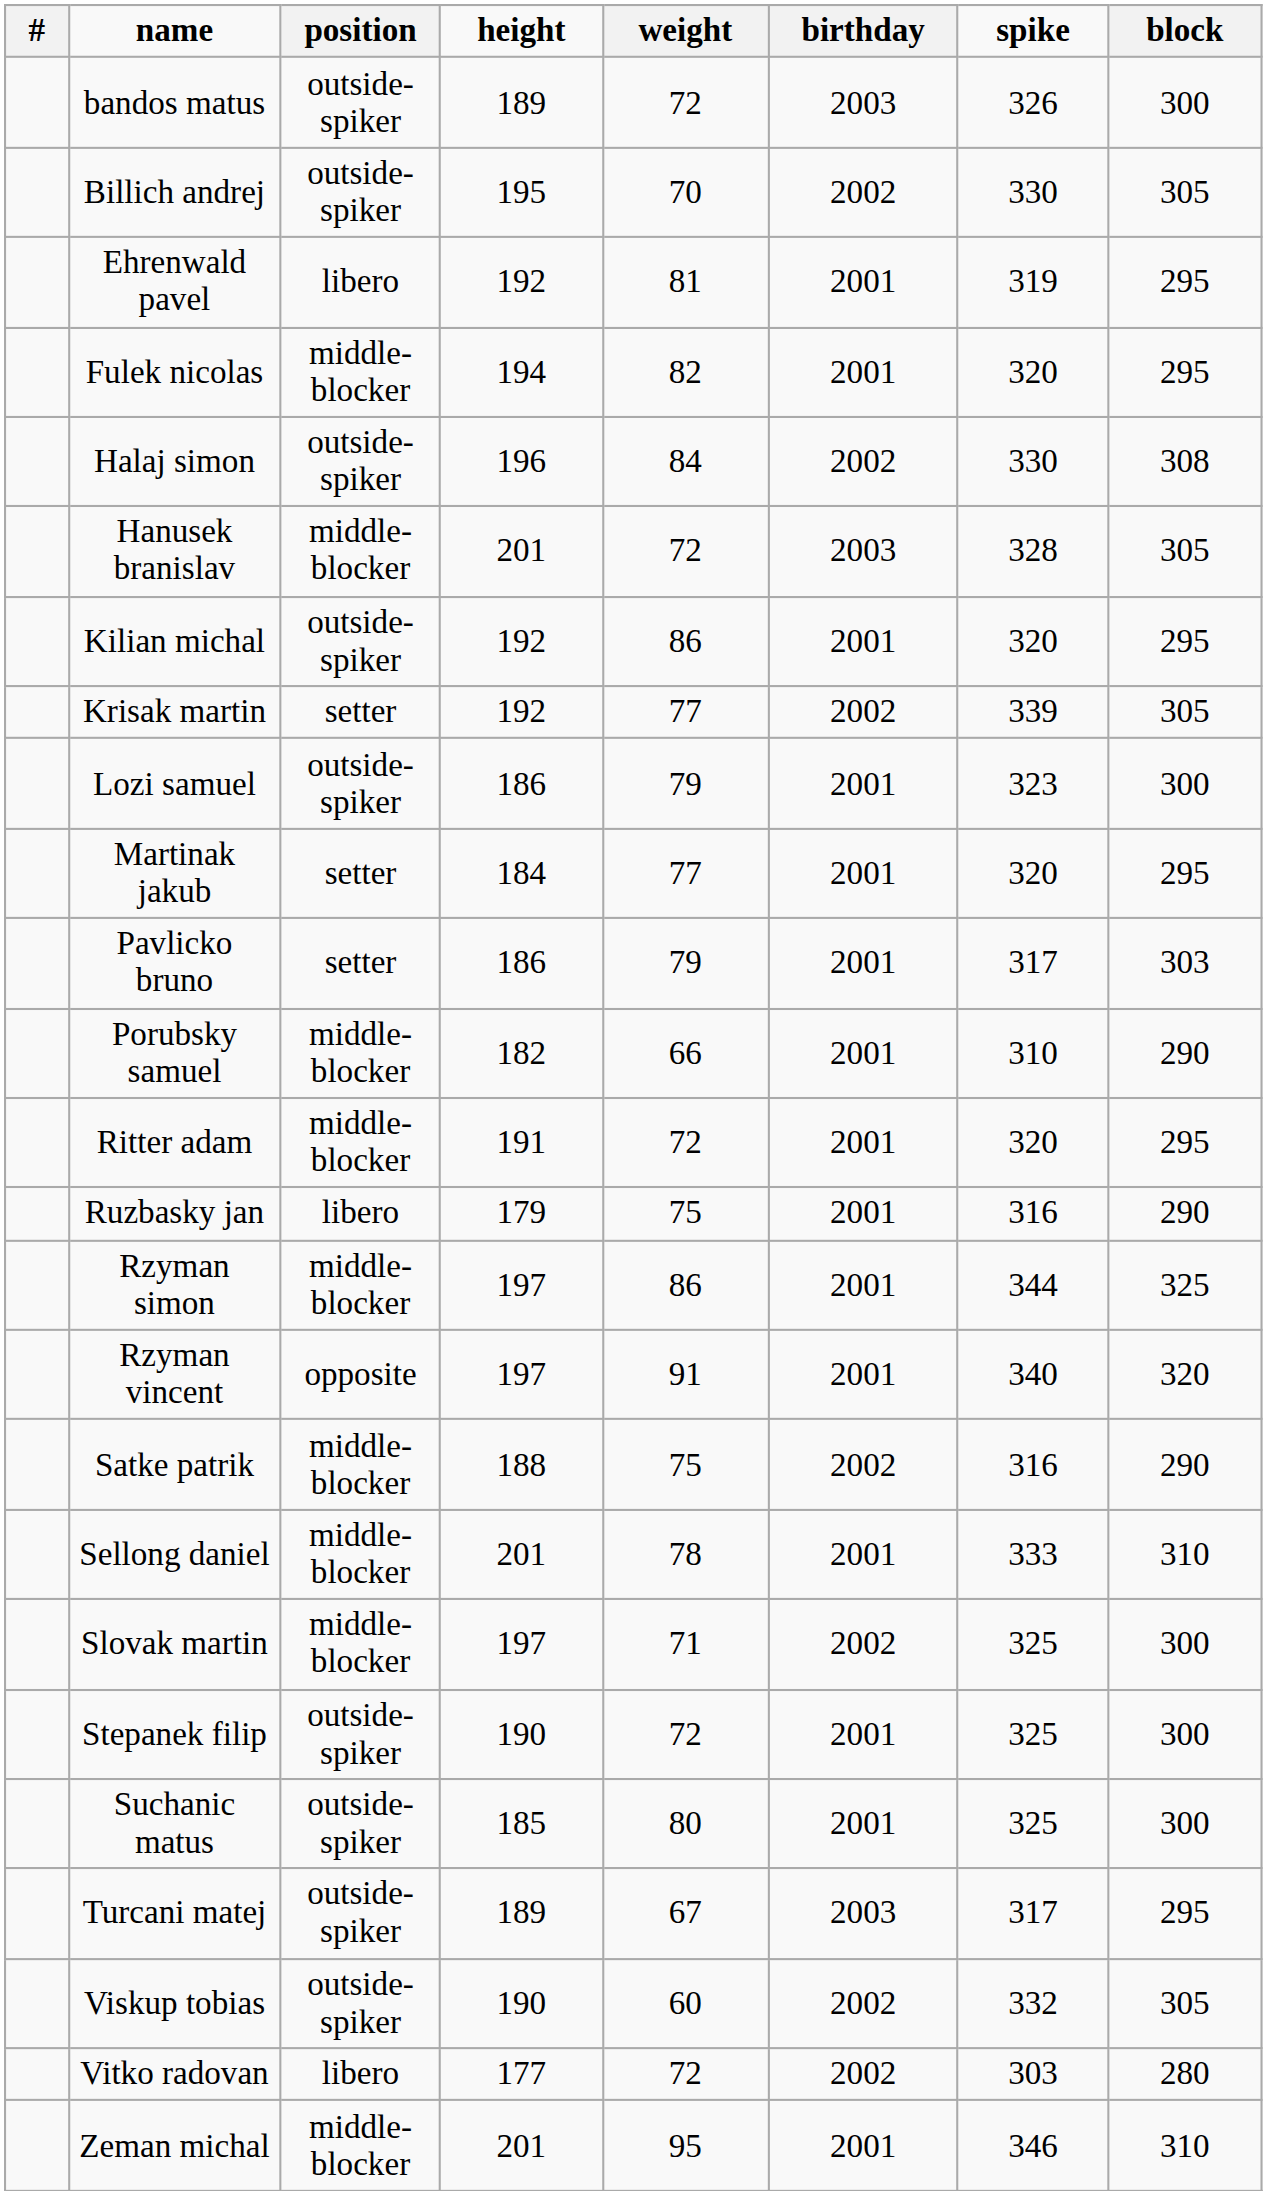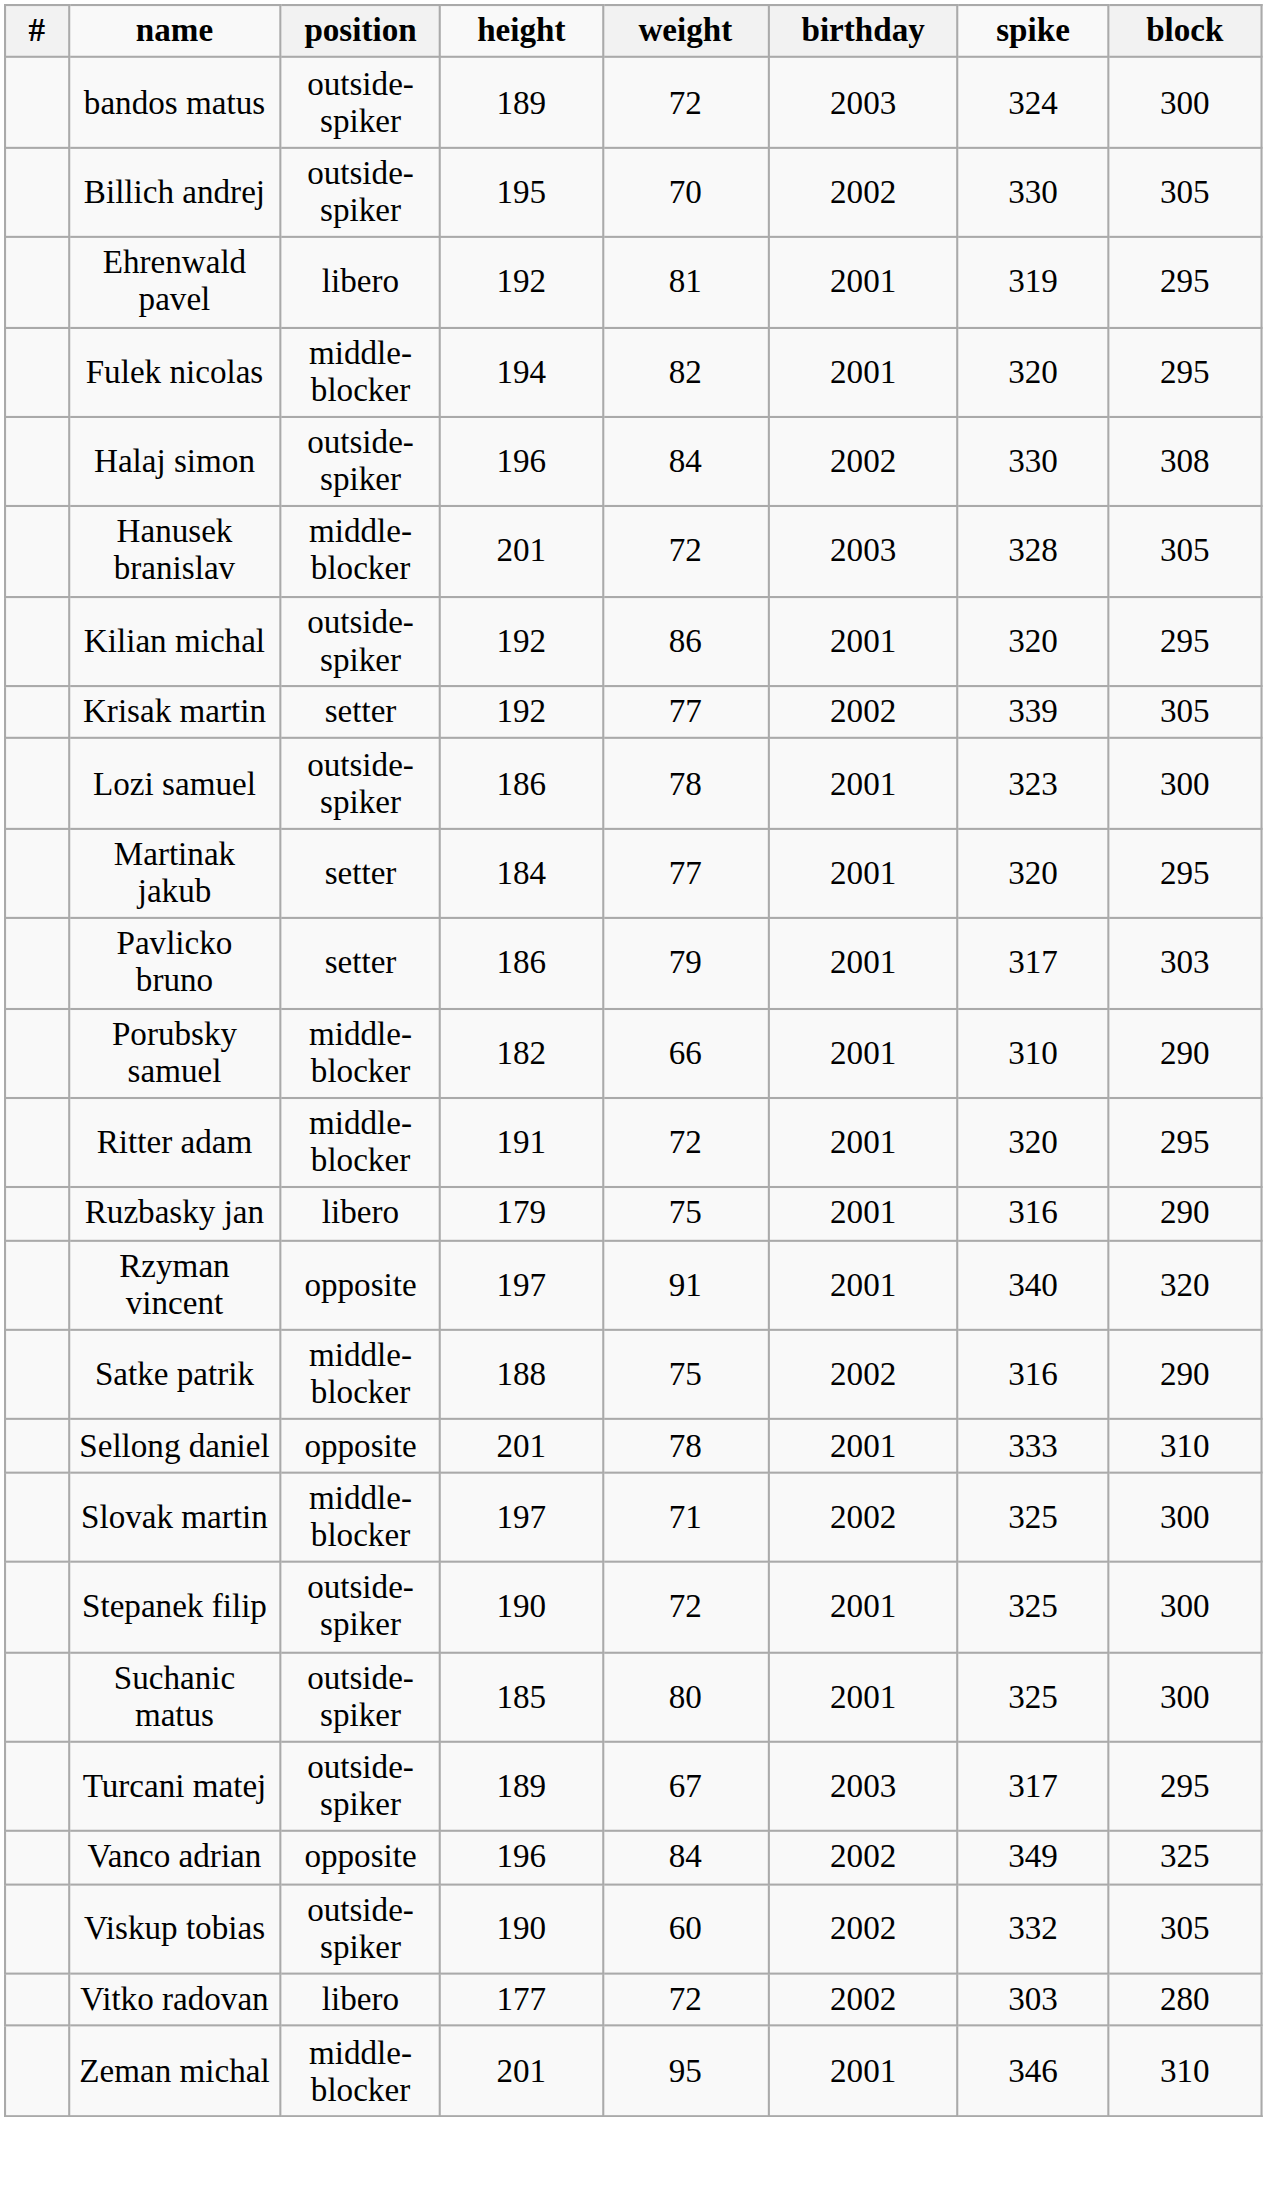(1033, 101) 326 -> (1033, 101) 324
(685, 782) 79 -> (685, 782) 78
- row: (174, 1284)
(361, 1553) middle-blocker -> (361, 1445) opposite
+ row: (174, 1857)
